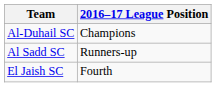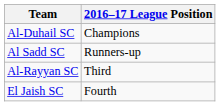+ row: (43, 71)
